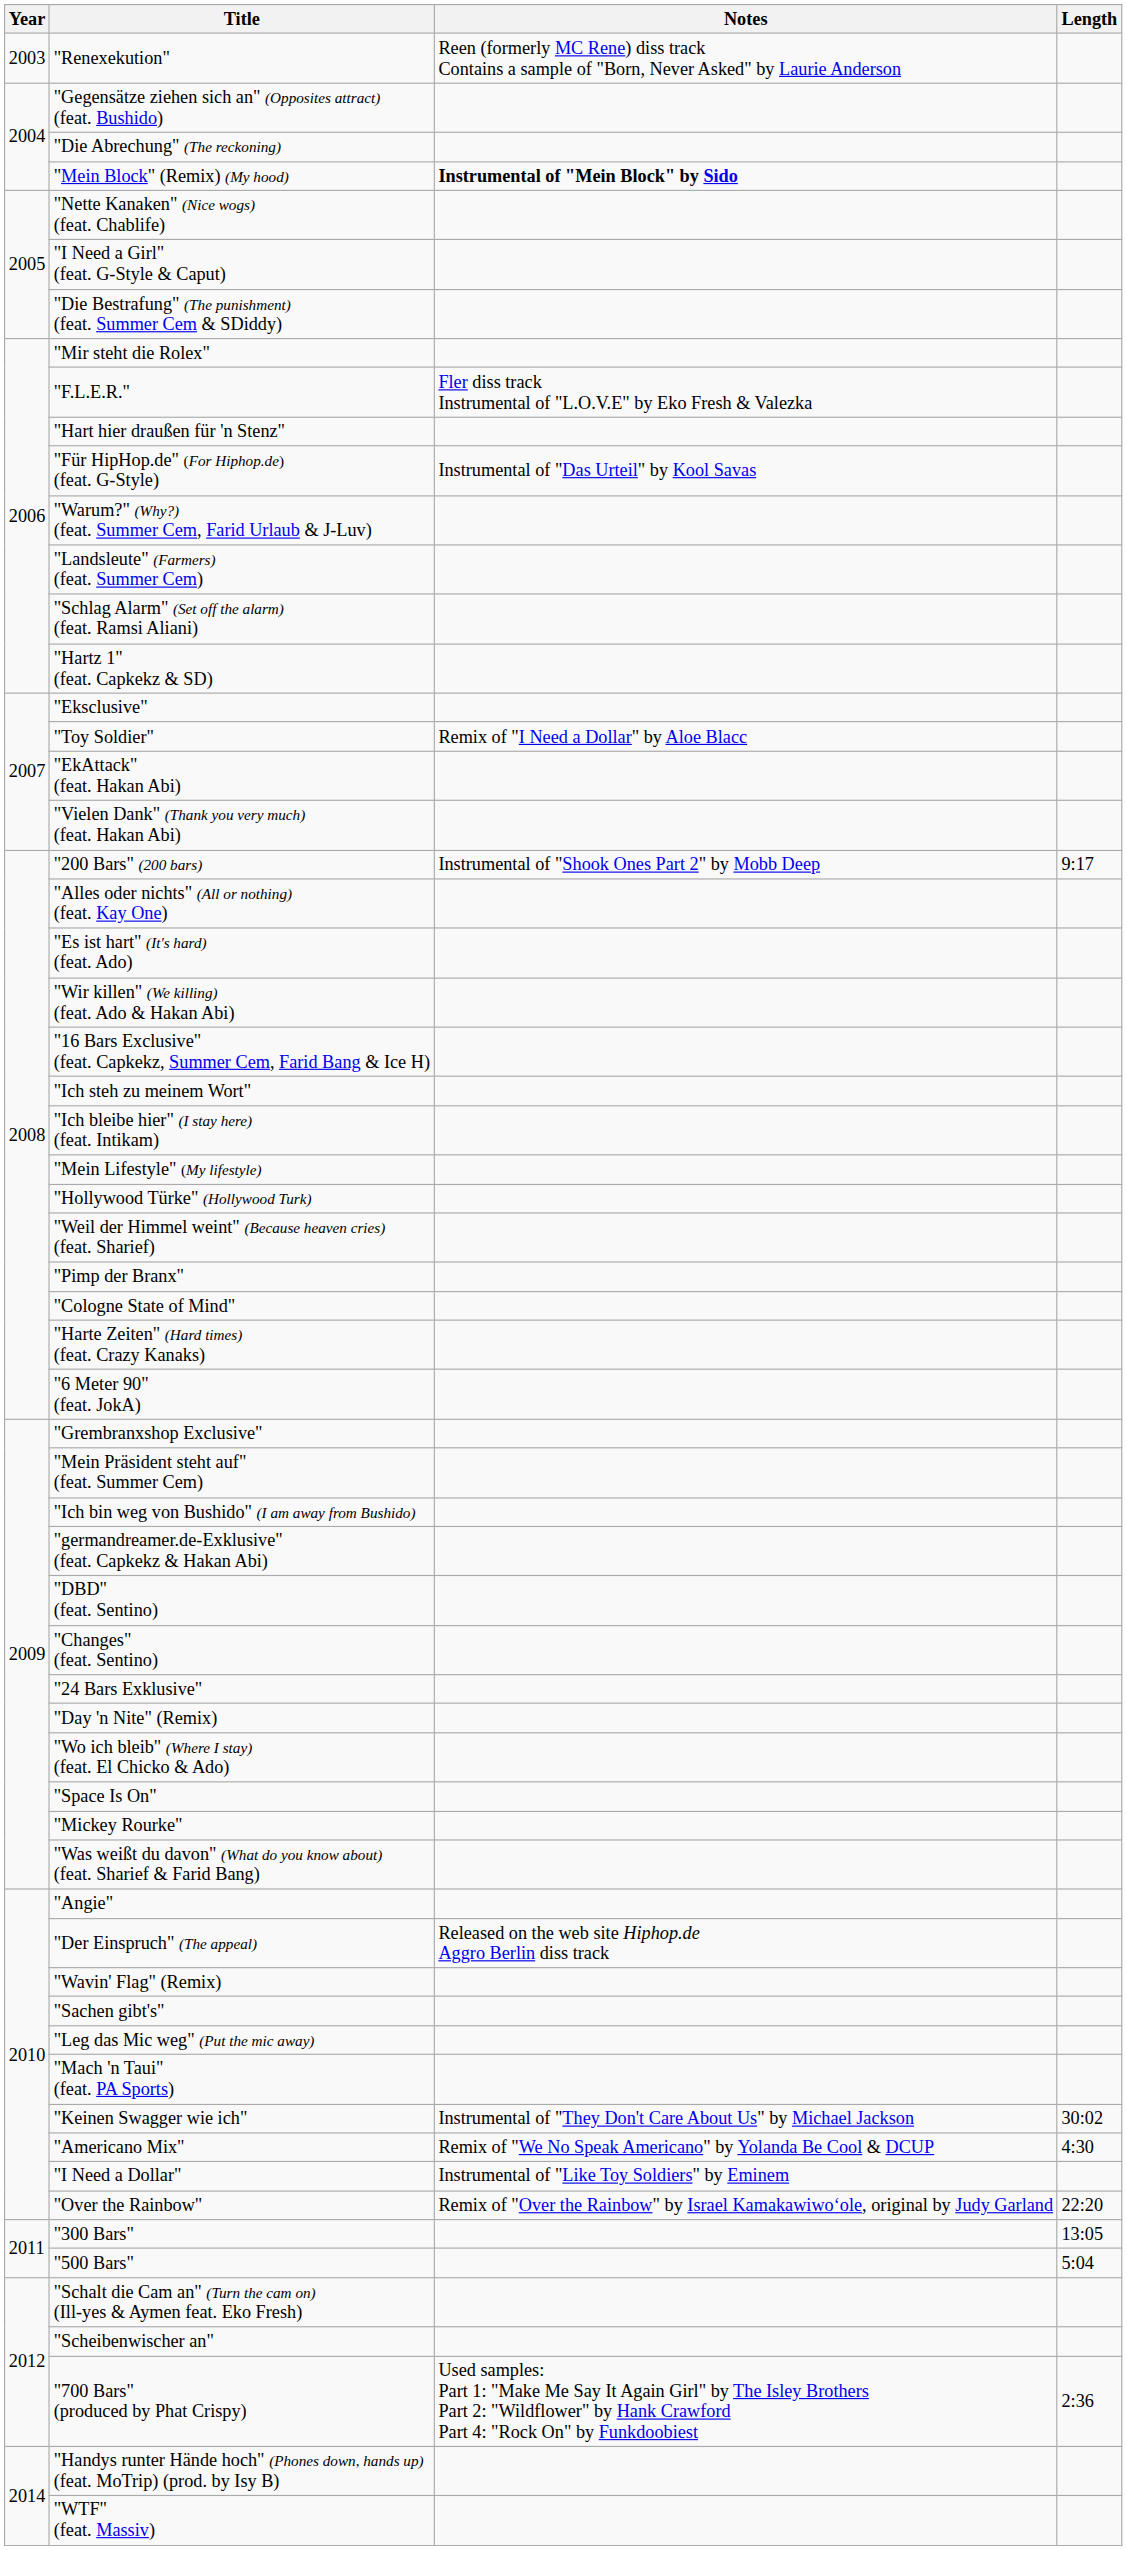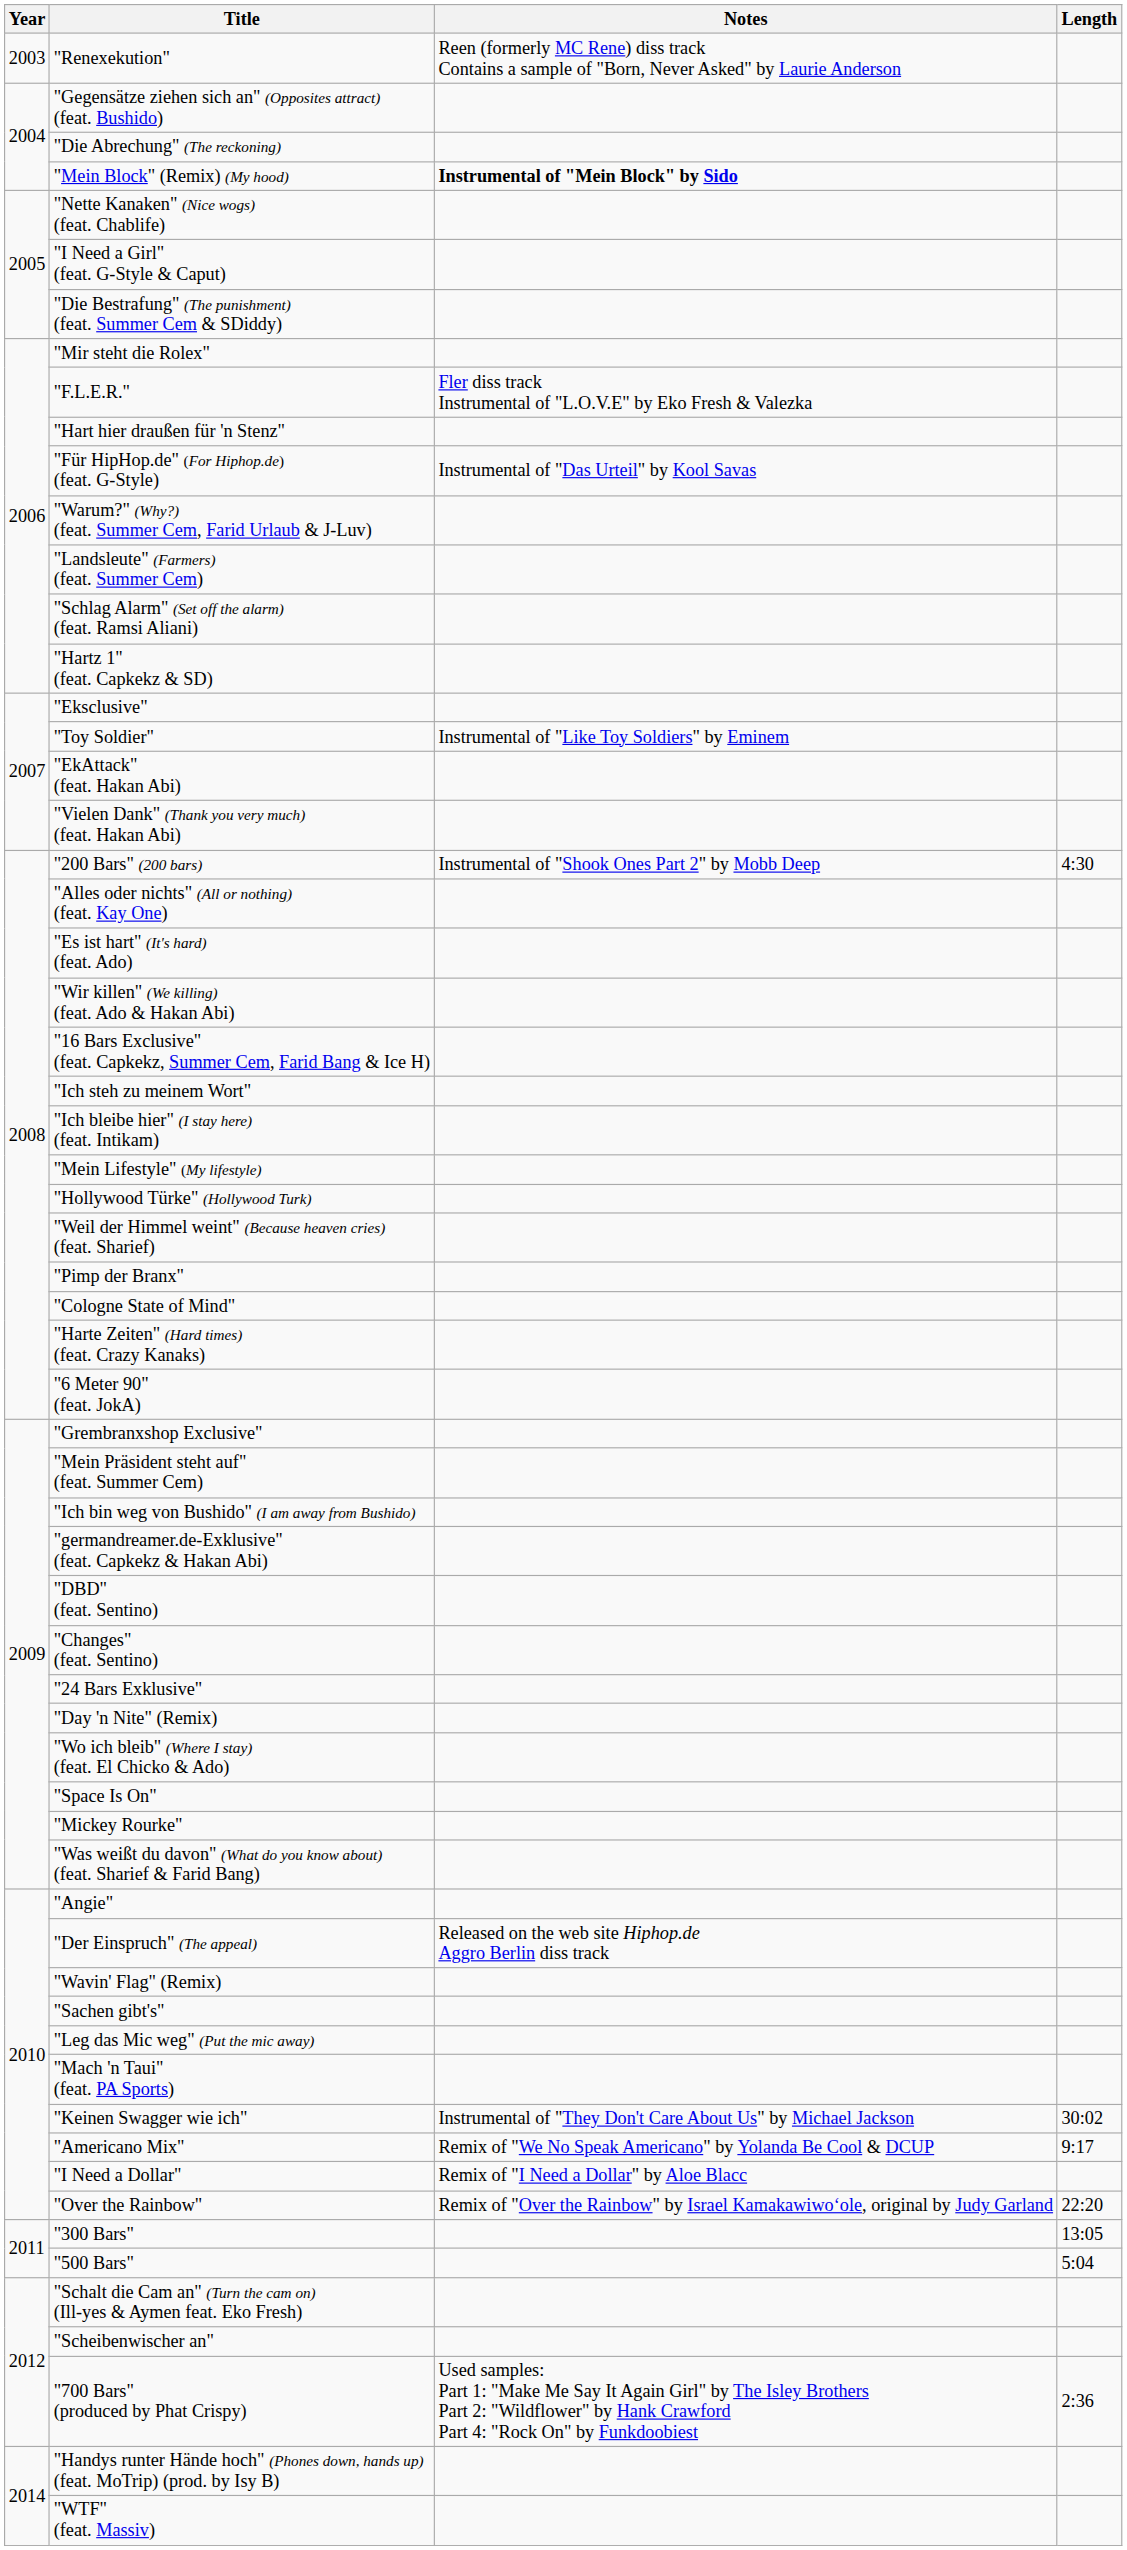(593, 736) Remix of "I Need a Dollar" by Aloe Blacc -> (614, 736) Instrumental of "Like Toy Soldiers" by Eminem
(1078, 864) 9:17 -> (1078, 864) 4:30
(1078, 2147) 4:30 -> (1078, 2147) 9:17
(614, 2176) Instrumental of "Like Toy Soldiers" by Eminem -> (593, 2176) Remix of "I Need a Dollar" by Aloe Blacc
